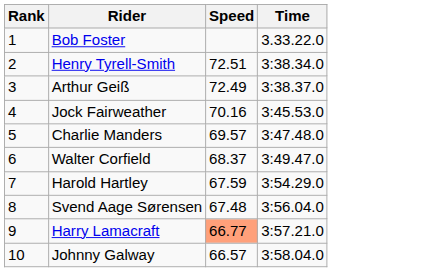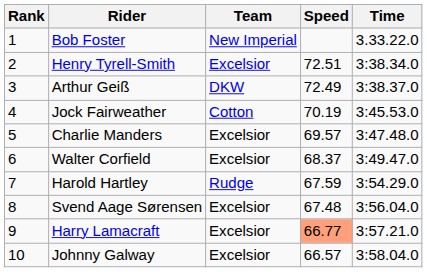+ column: (253, 16)
(228, 111) 70.16 -> (323, 111) 70.19
